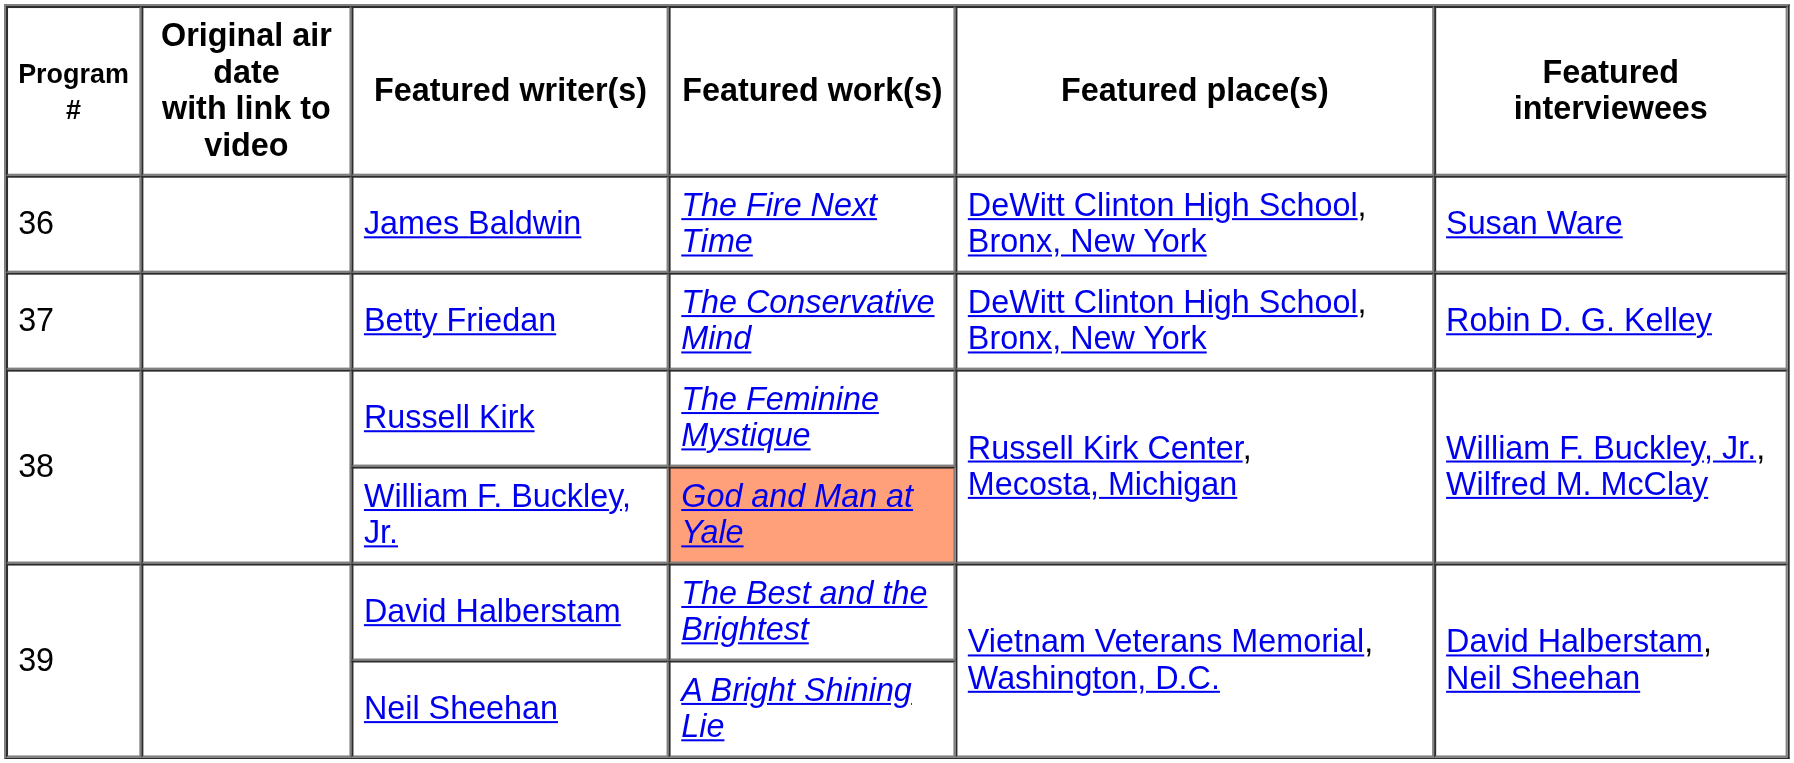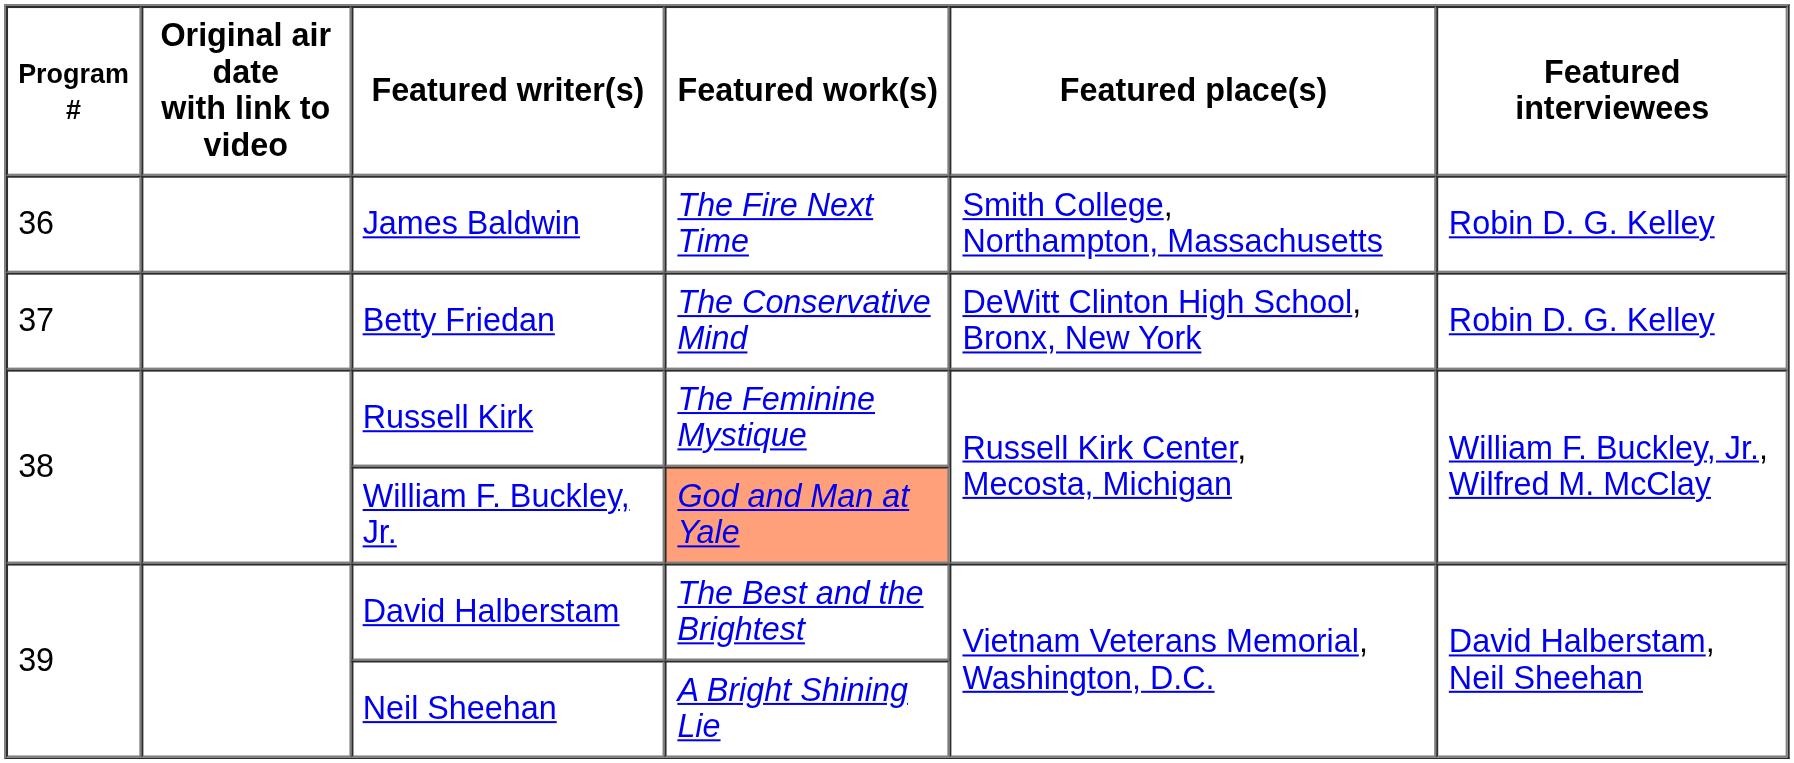(1167, 223) DeWitt Clinton High School, Bronx, New York -> (1173, 223) Smith College, Northampton, Massachusetts
(1534, 223) Susan Ware -> (1582, 223) Robin D. G. Kelley
